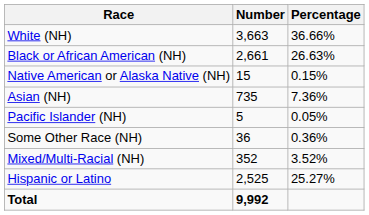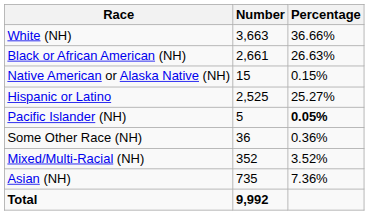rows swapped: (39, 96) <-> (59, 179)
(309, 117) normal -> (309, 117) bold
